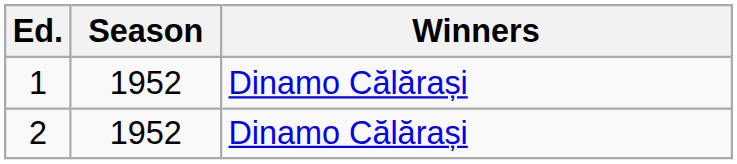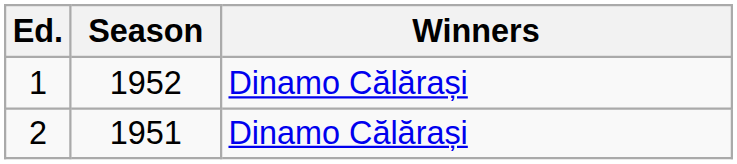(146, 133) 1952 -> (146, 133) 1951
